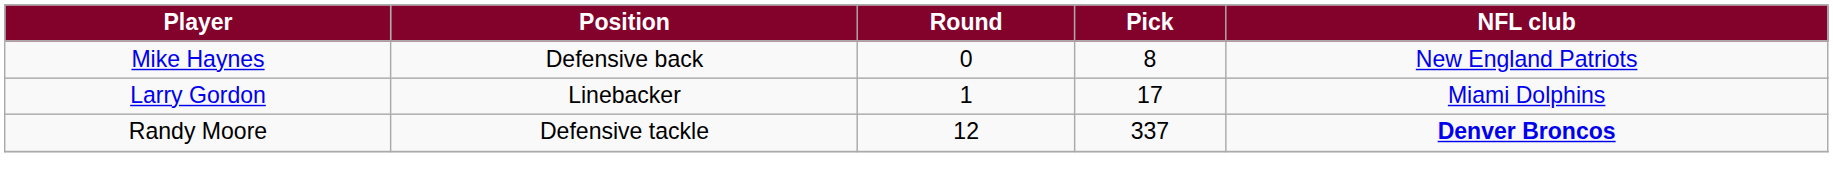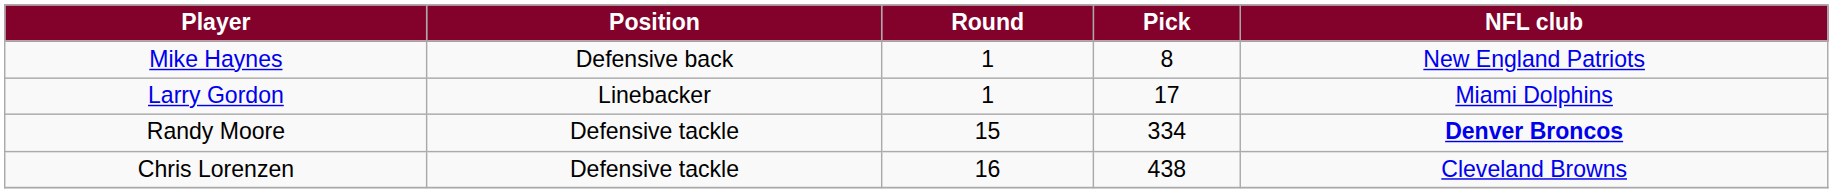(966, 59) 0 -> (988, 59) 1
(966, 132) 12 -> (988, 132) 15
(1150, 132) 337 -> (1167, 132) 334
+ row: (216, 168)
